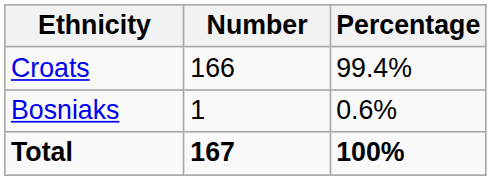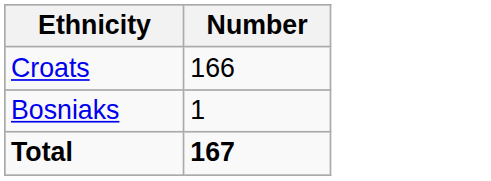- column: (408, 25)
